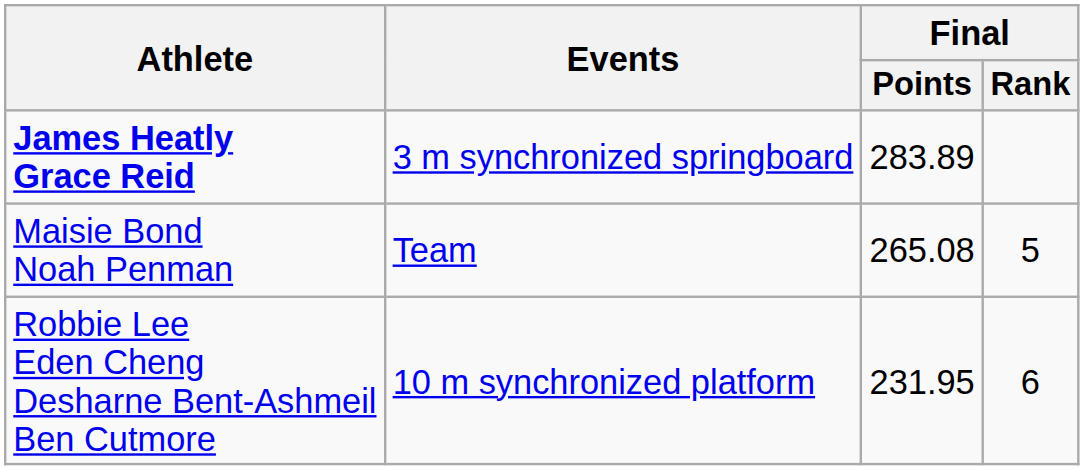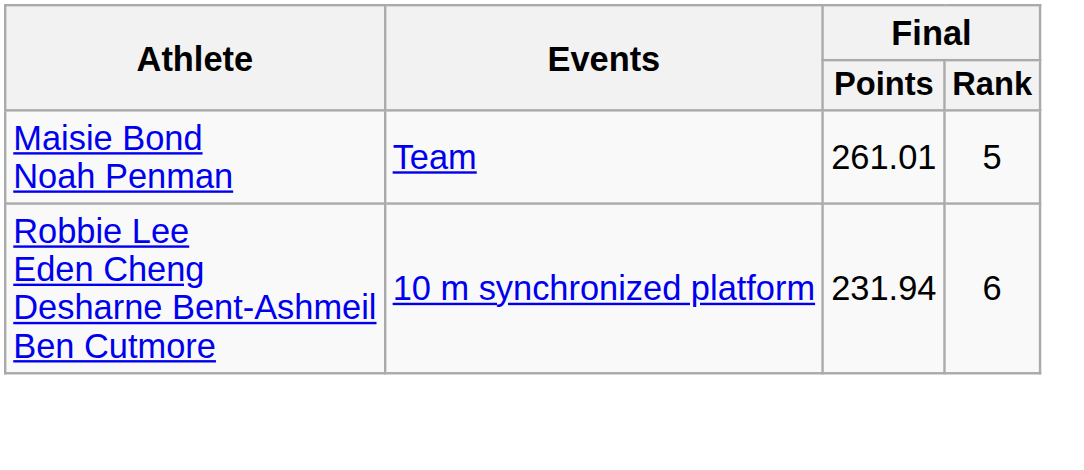- row: (123, 158)
(922, 250) 265.08 -> (884, 158) 261.01
(922, 381) 231.95 -> (884, 288) 231.94
